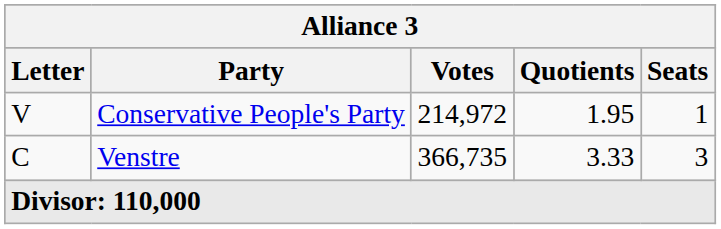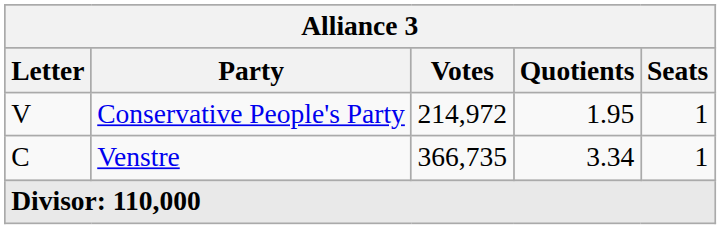(610, 157) 3.33 -> (610, 157) 3.34
(701, 157) 3 -> (701, 157) 1
